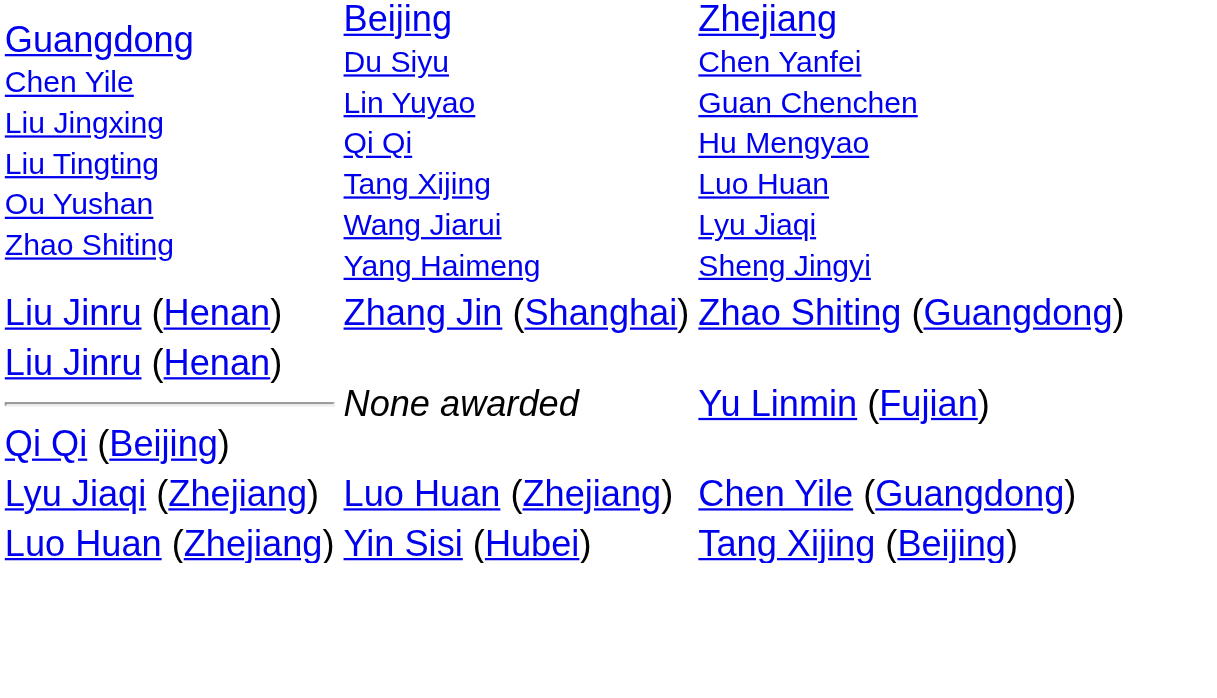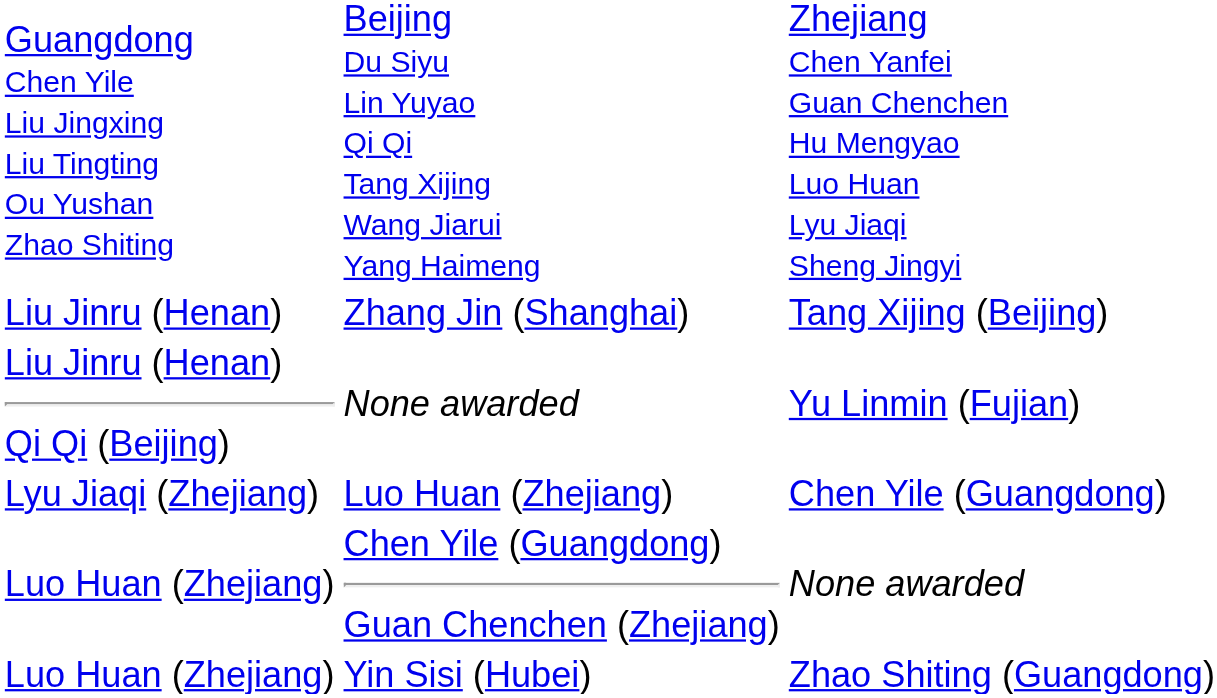(911, 313) Zhao Shiting (Guangdong) -> (949, 313) Tang Xijing (Beijing)
+ row: (562, 584)
(858, 543) Tang Xijing (Beijing) -> (1002, 674) Zhao Shiting (Guangdong)
